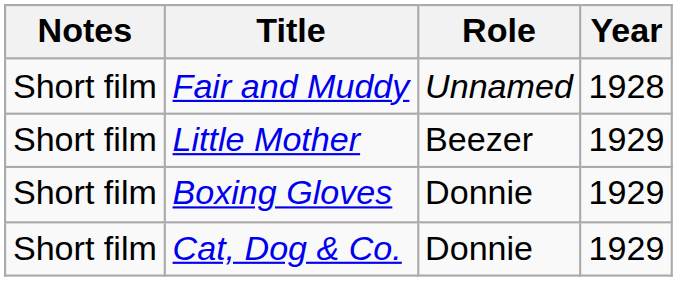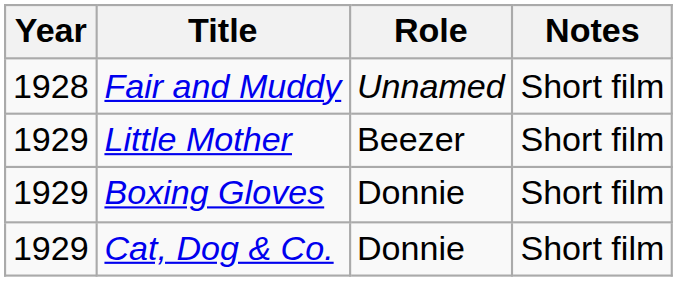columns swapped: (626, 31) <-> (85, 31)
